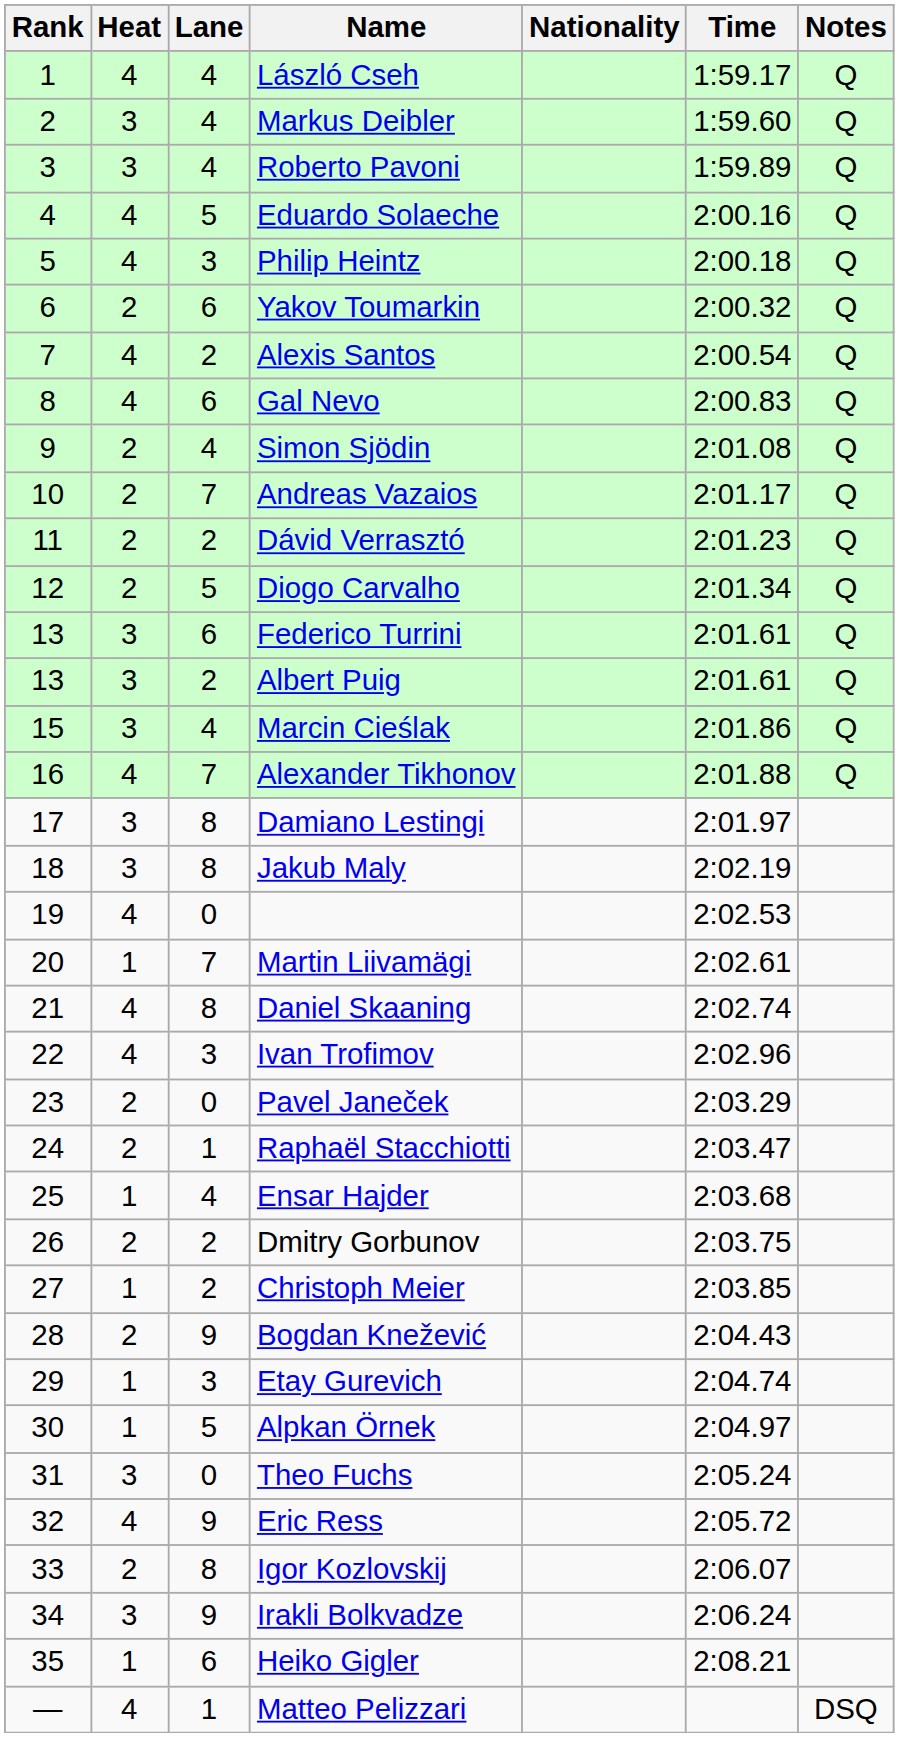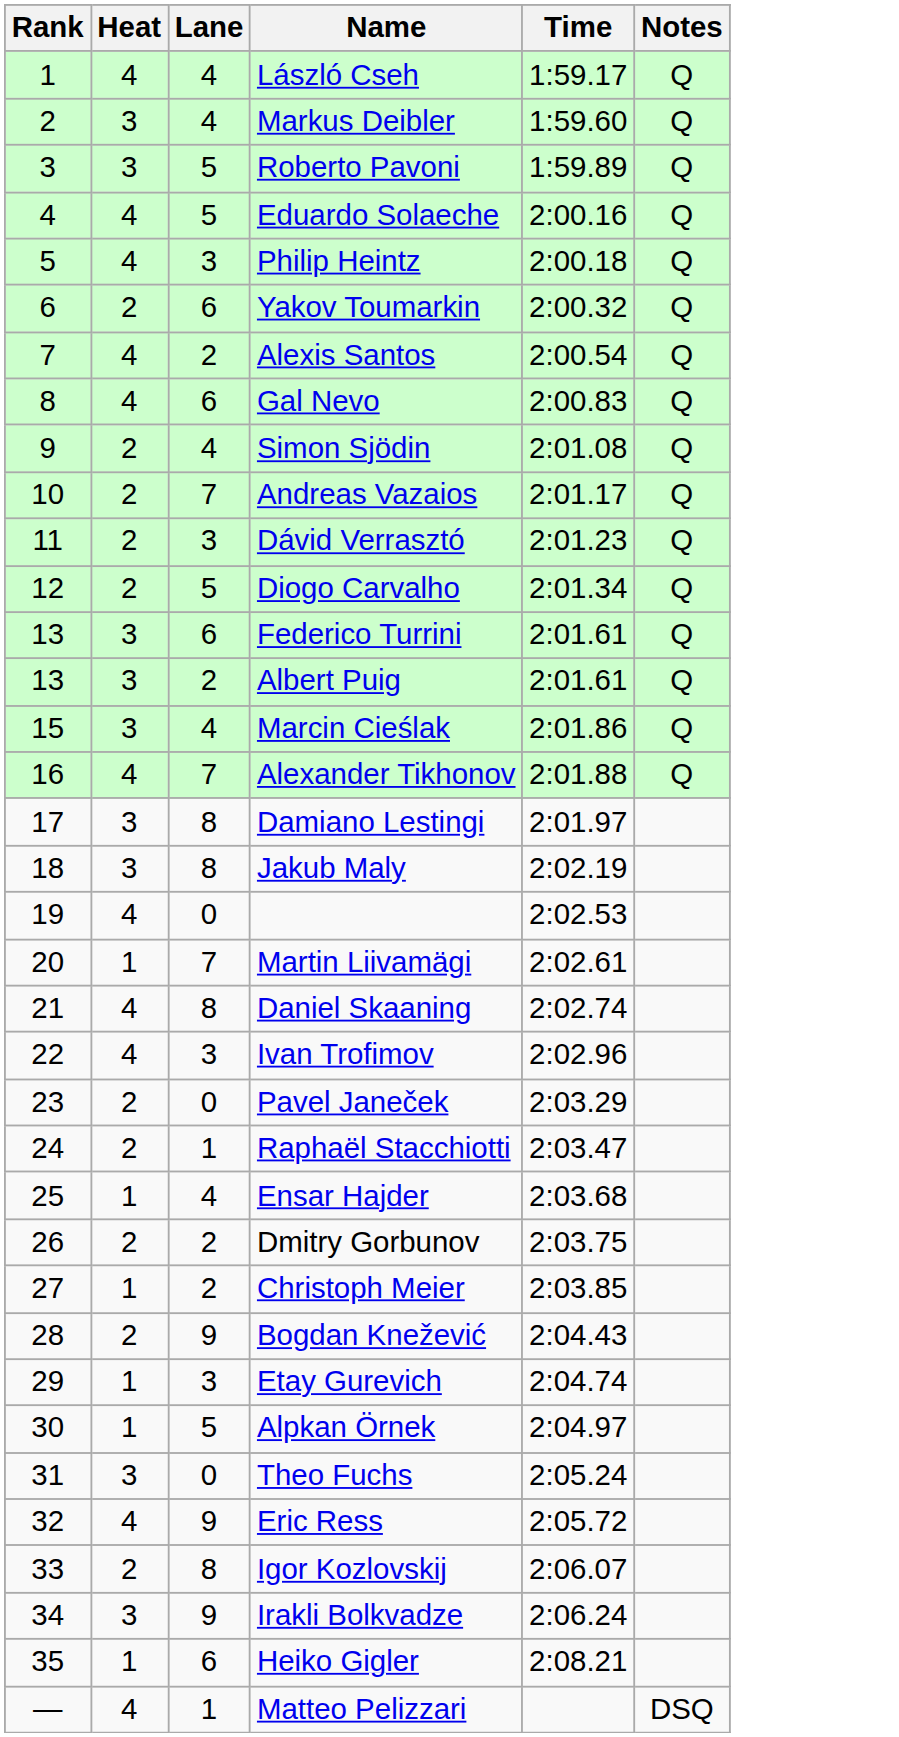- column: (604, 27)
(209, 167) 4 -> (209, 167) 5
(209, 541) 2 -> (209, 541) 3
